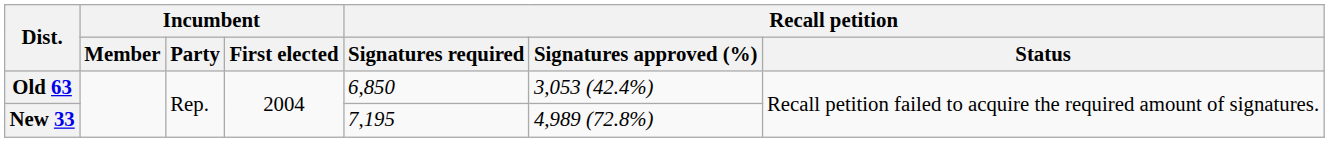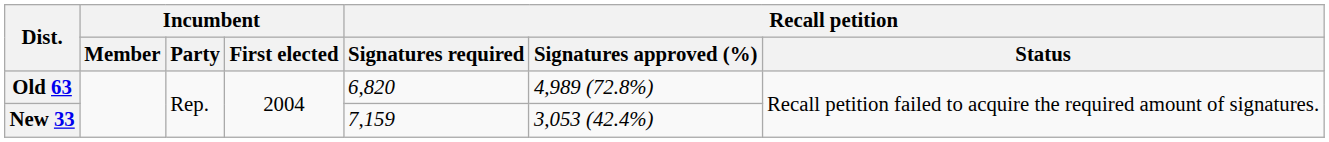(372, 86) 6,850 -> (372, 86) 6,820
(594, 86) 3,053 (42.4%) -> (594, 86) 4,989 (72.8%)
(372, 119) 7,195 -> (372, 119) 7,159
(594, 119) 4,989 (72.8%) -> (594, 119) 3,053 (42.4%)
